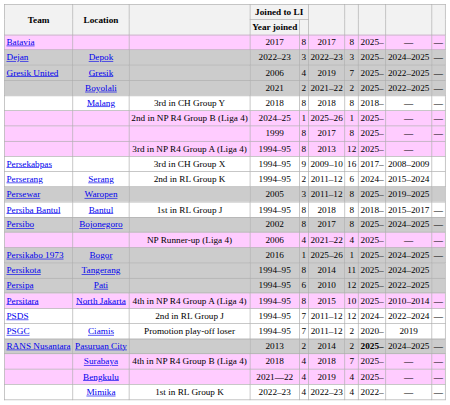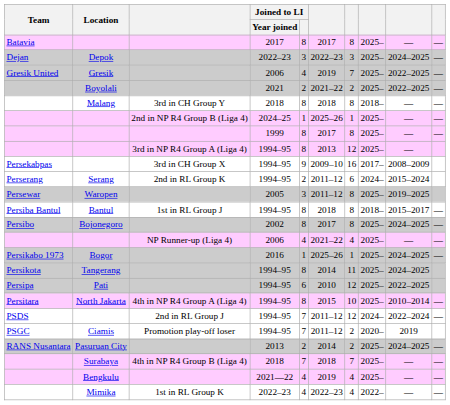(372, 346) bold -> (372, 346) normal
(304, 362) 4 -> (304, 362) 7
